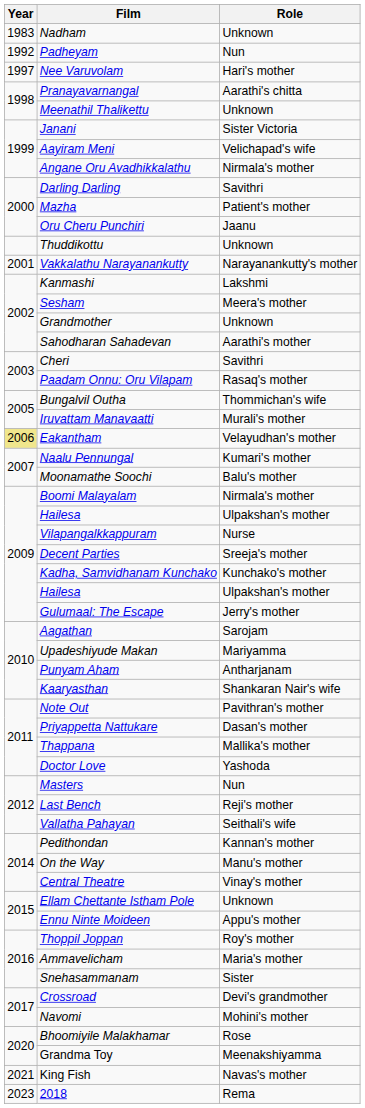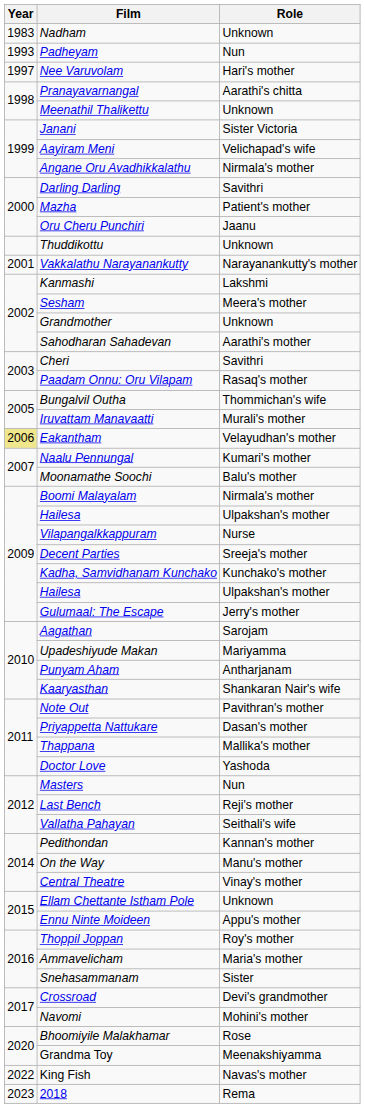(21, 52) 1992 -> (21, 52) 1993
(21, 1074) 2021 -> (21, 1074) 2022
